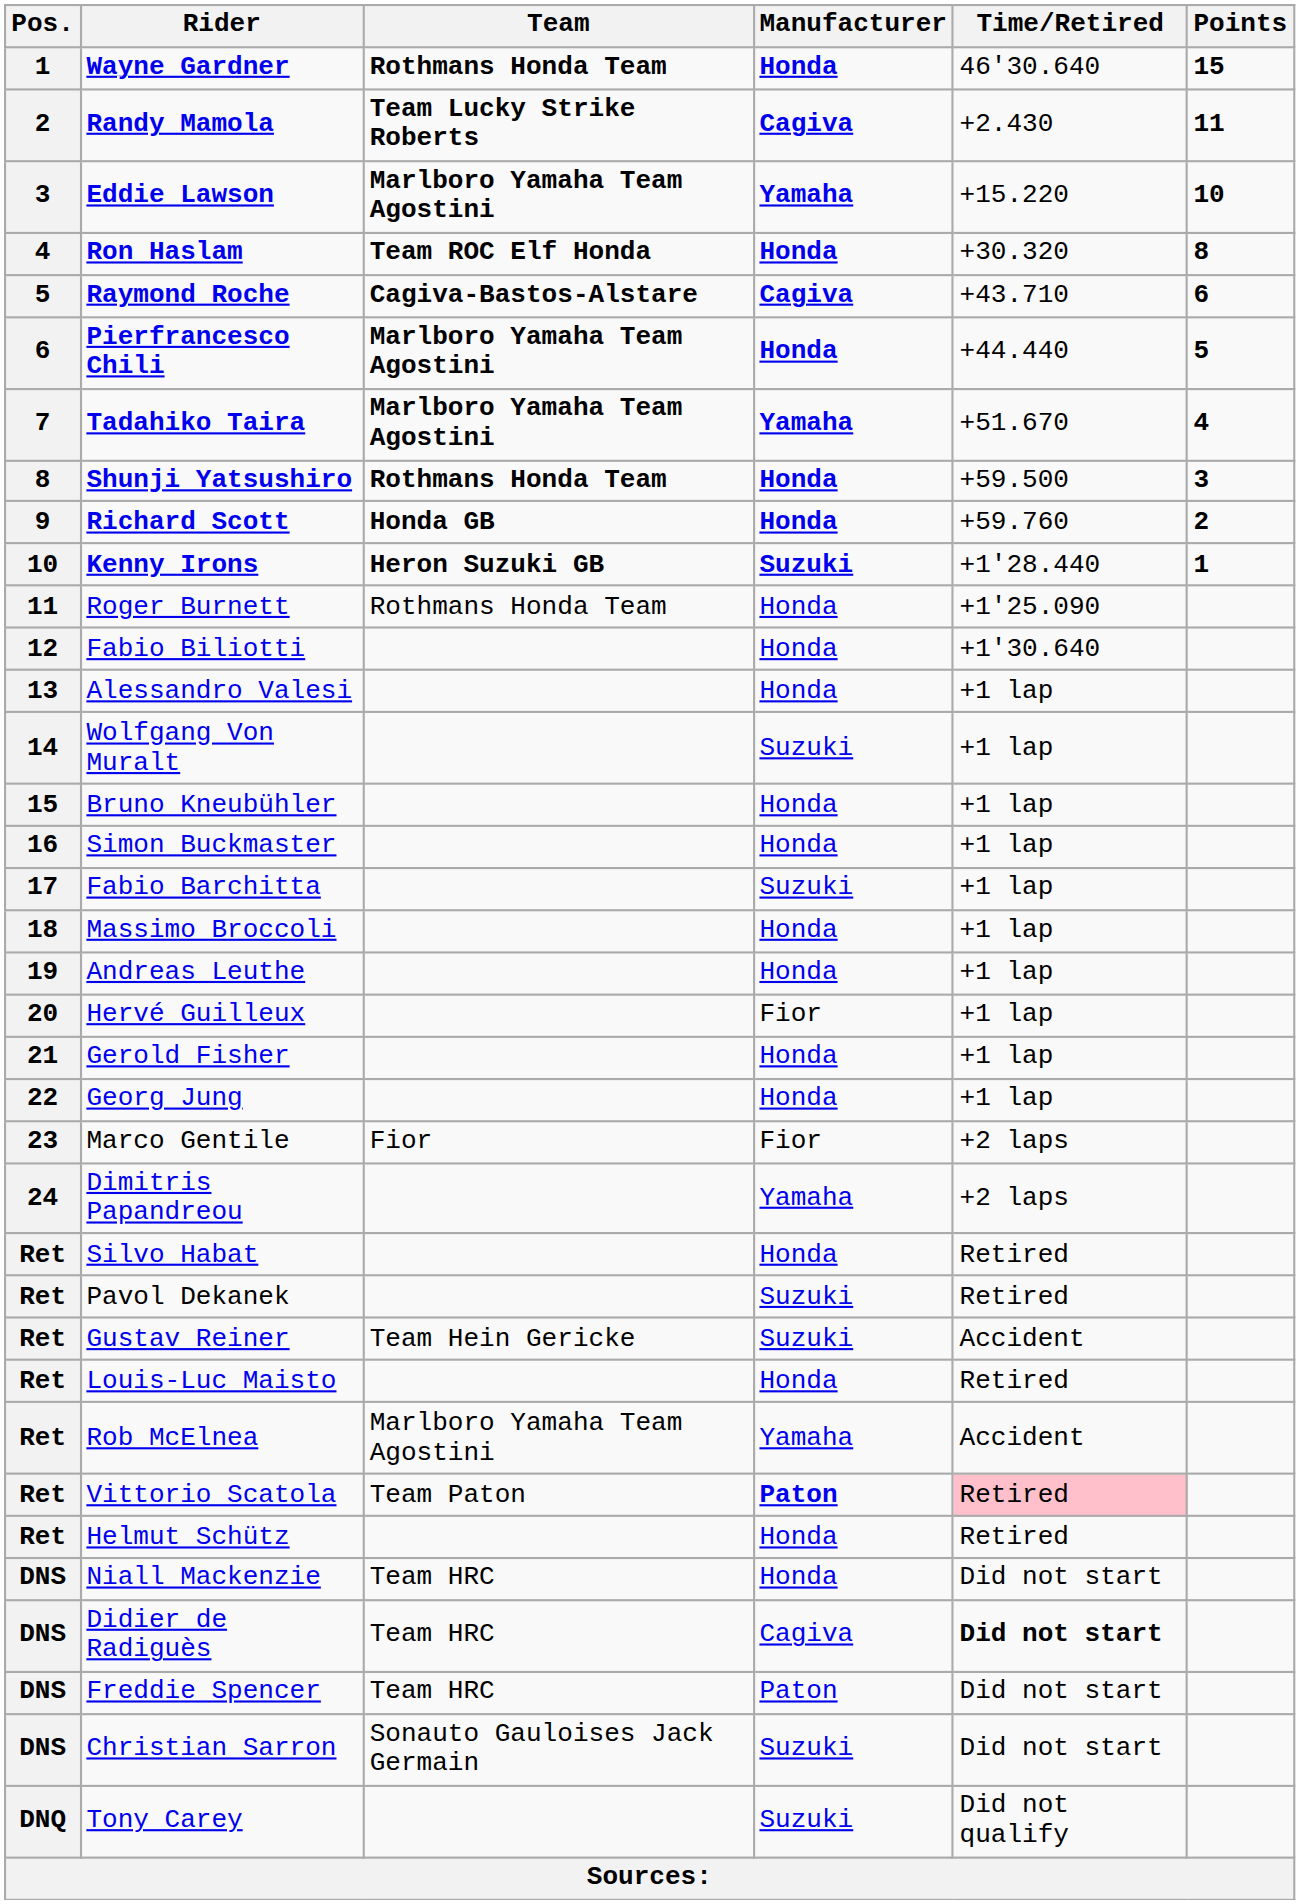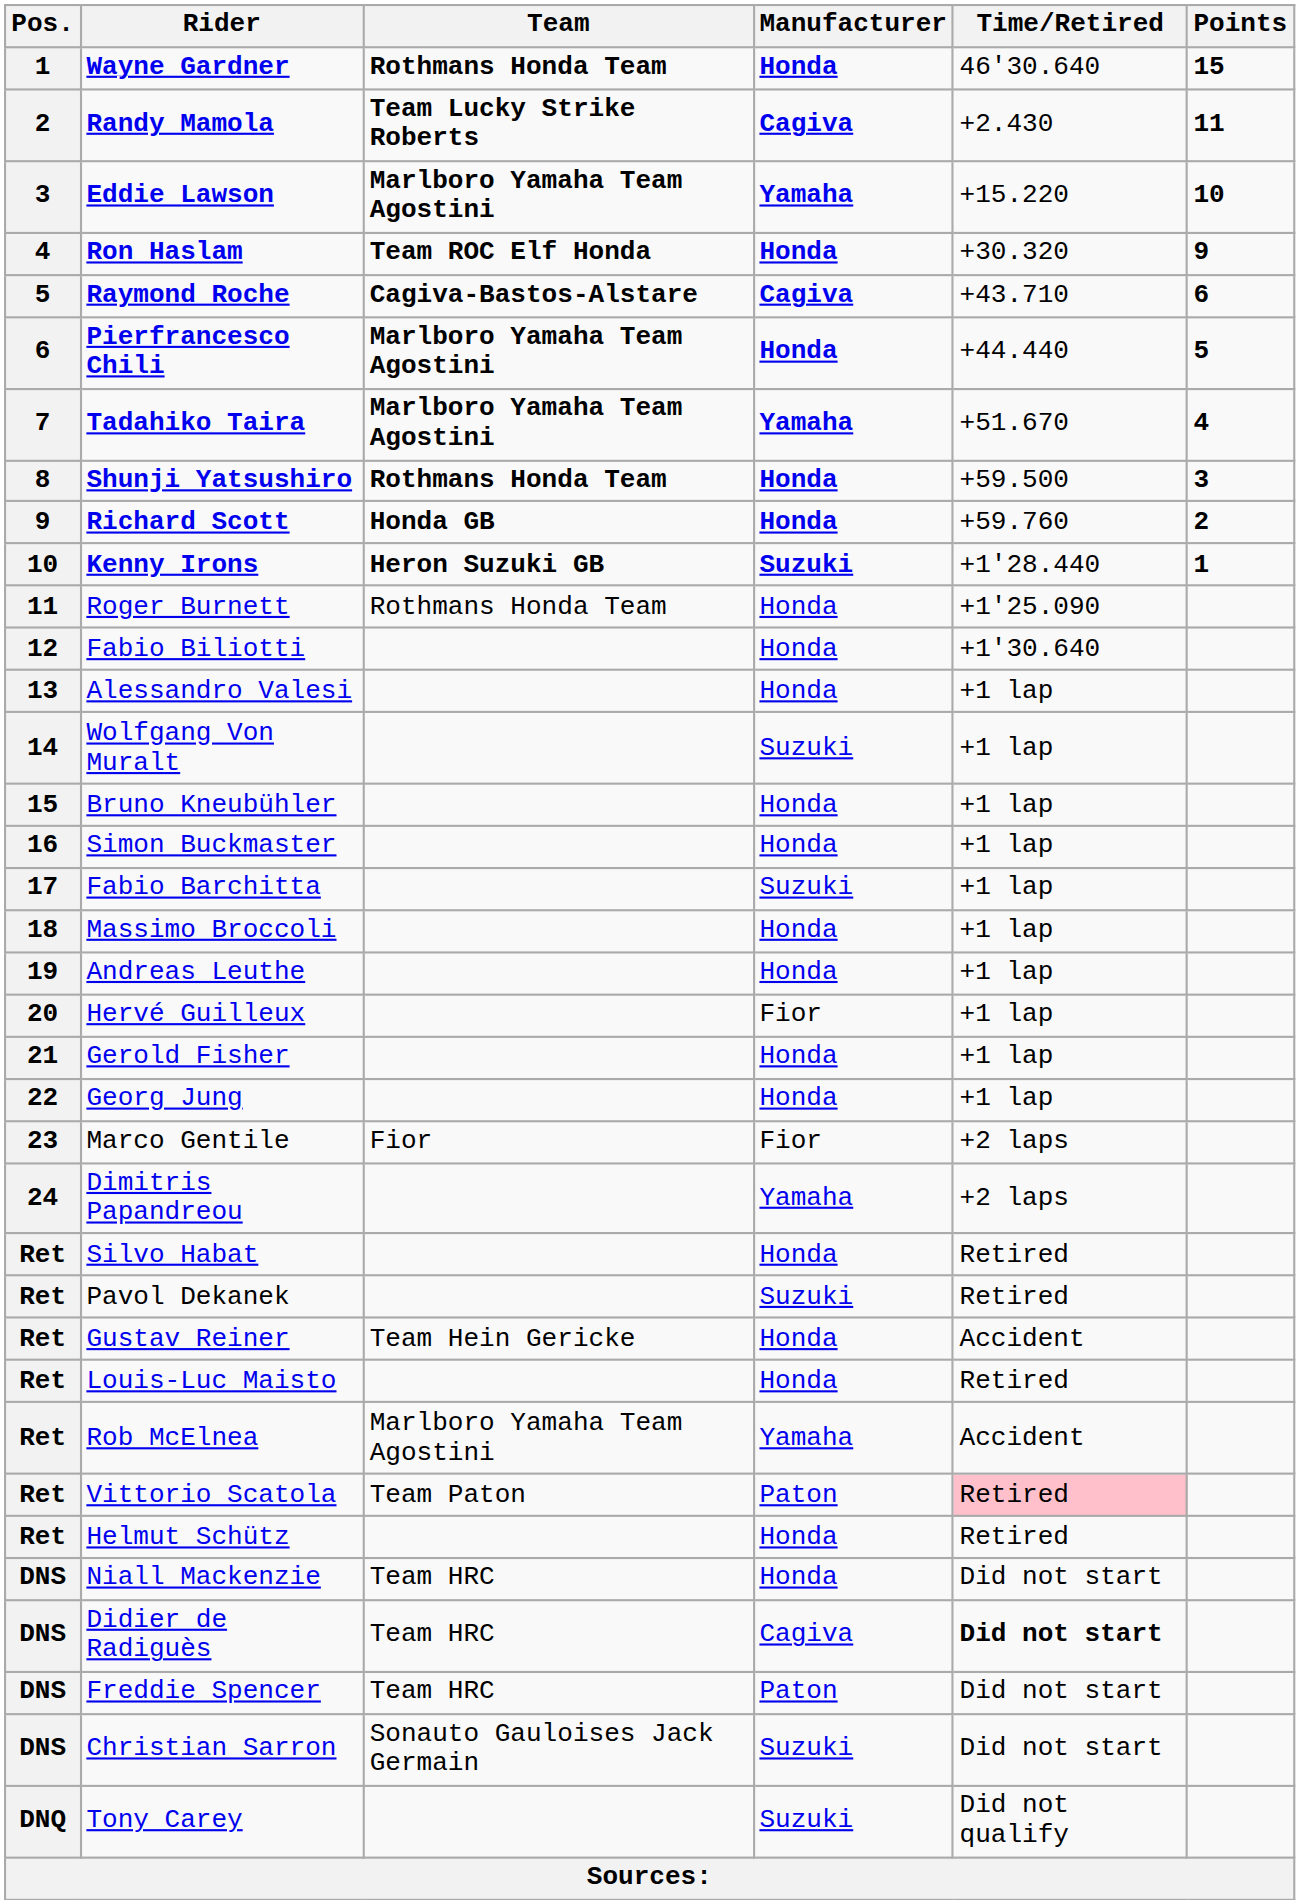(1201, 254) 8 -> (1201, 254) 9
(806, 1340) Suzuki -> (799, 1340) Honda
(799, 1495) bold -> (799, 1495) normal
